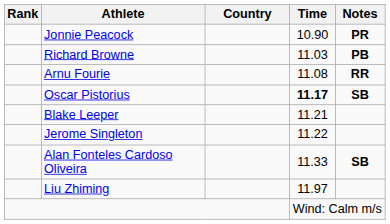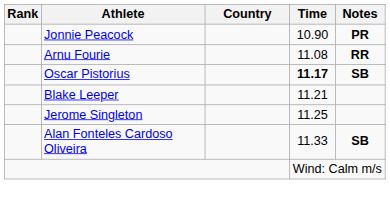- row: (89, 54)
(312, 134) 11.22 -> (312, 114) 11.25
- row: (77, 189)
